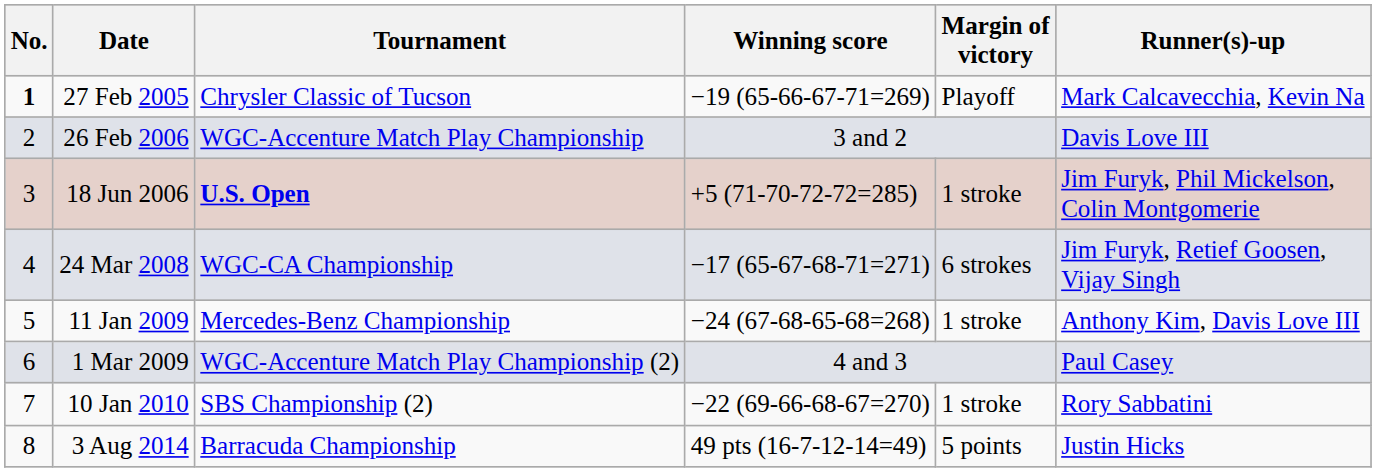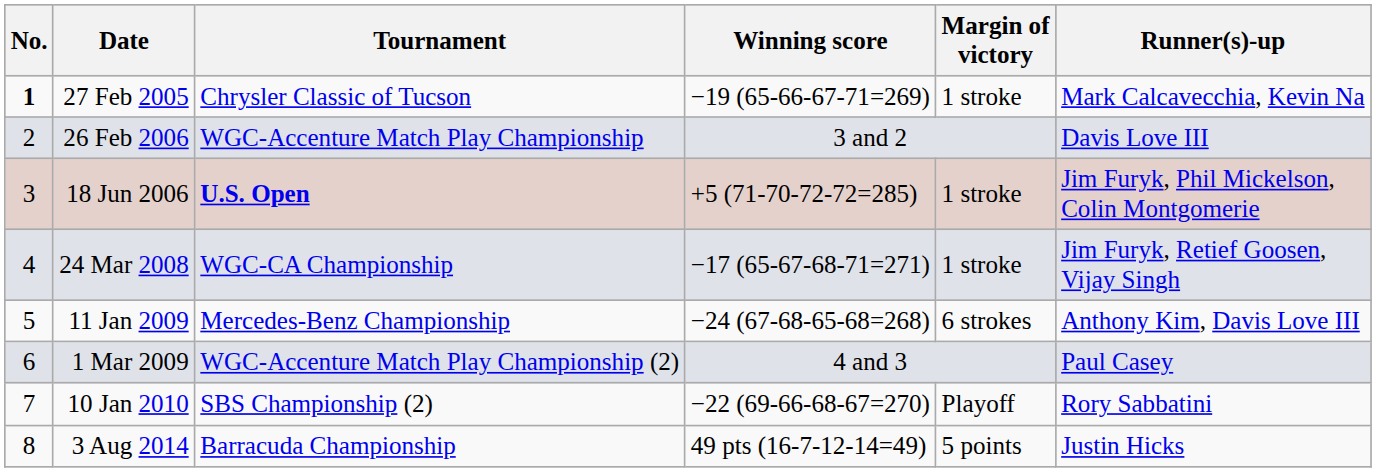(978, 96) Playoff -> (982, 96) 1 stroke
(987, 265) 6 strokes -> (982, 265) 1 stroke
(982, 321) 1 stroke -> (987, 321) 6 strokes
(982, 403) 1 stroke -> (978, 403) Playoff
